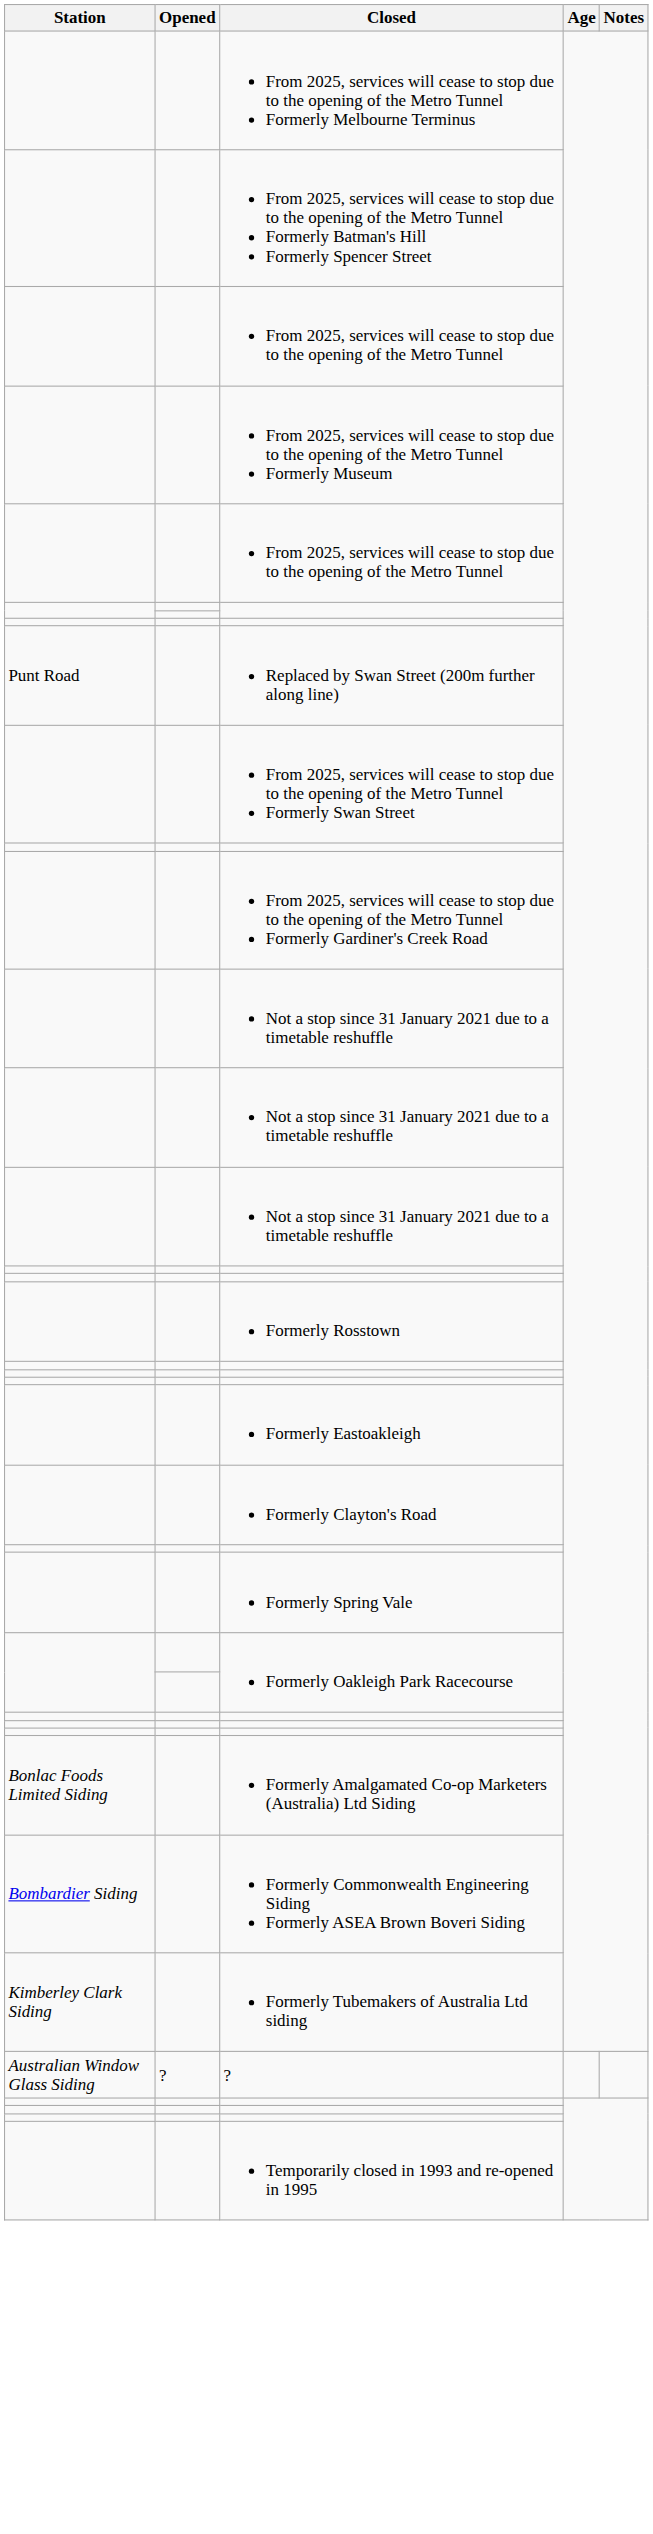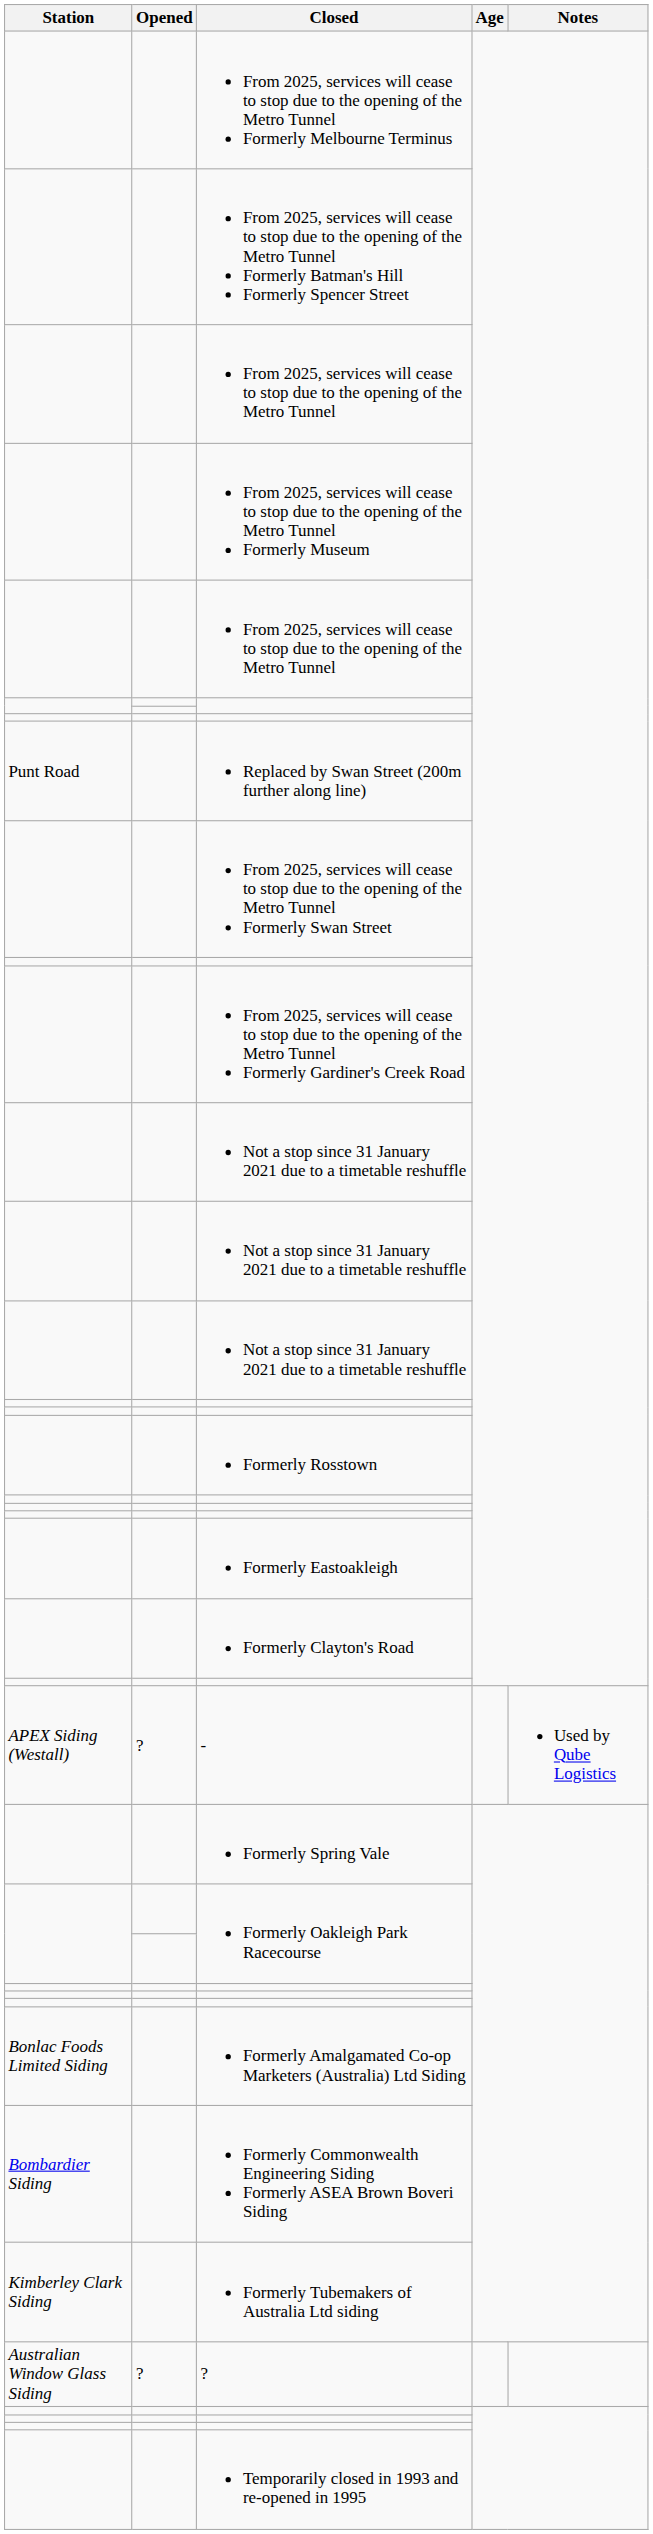+ row: (53, 1745)
